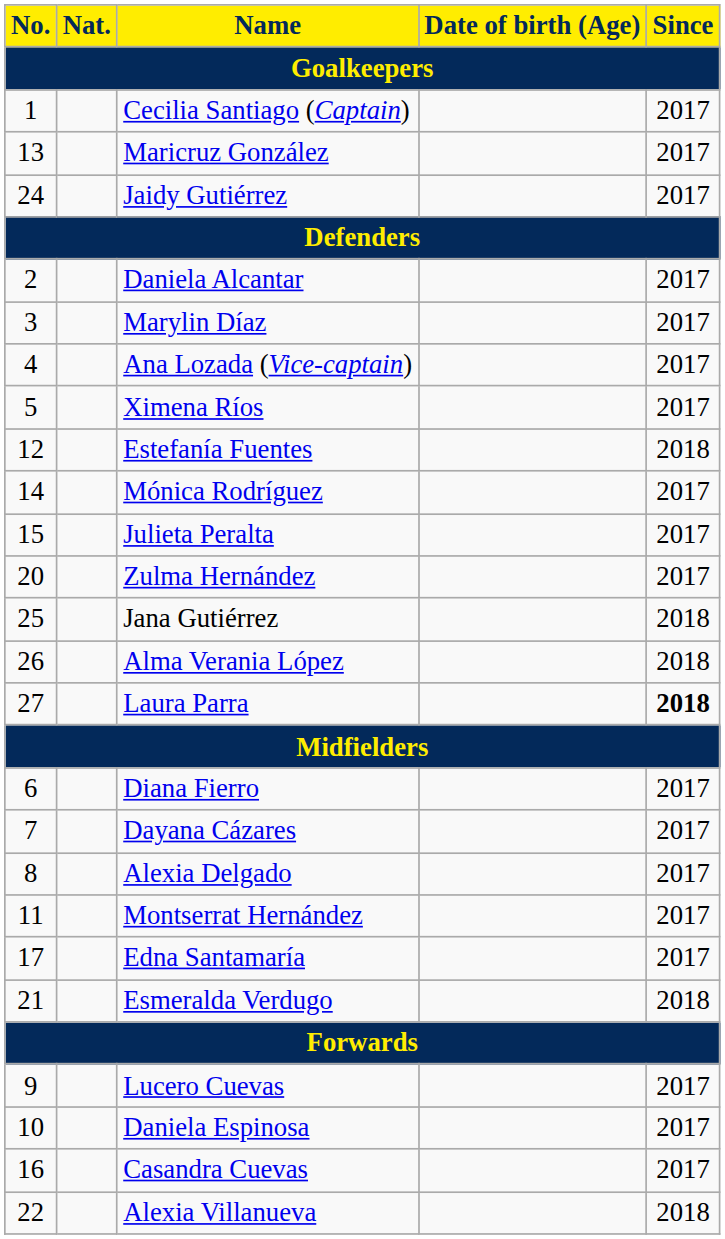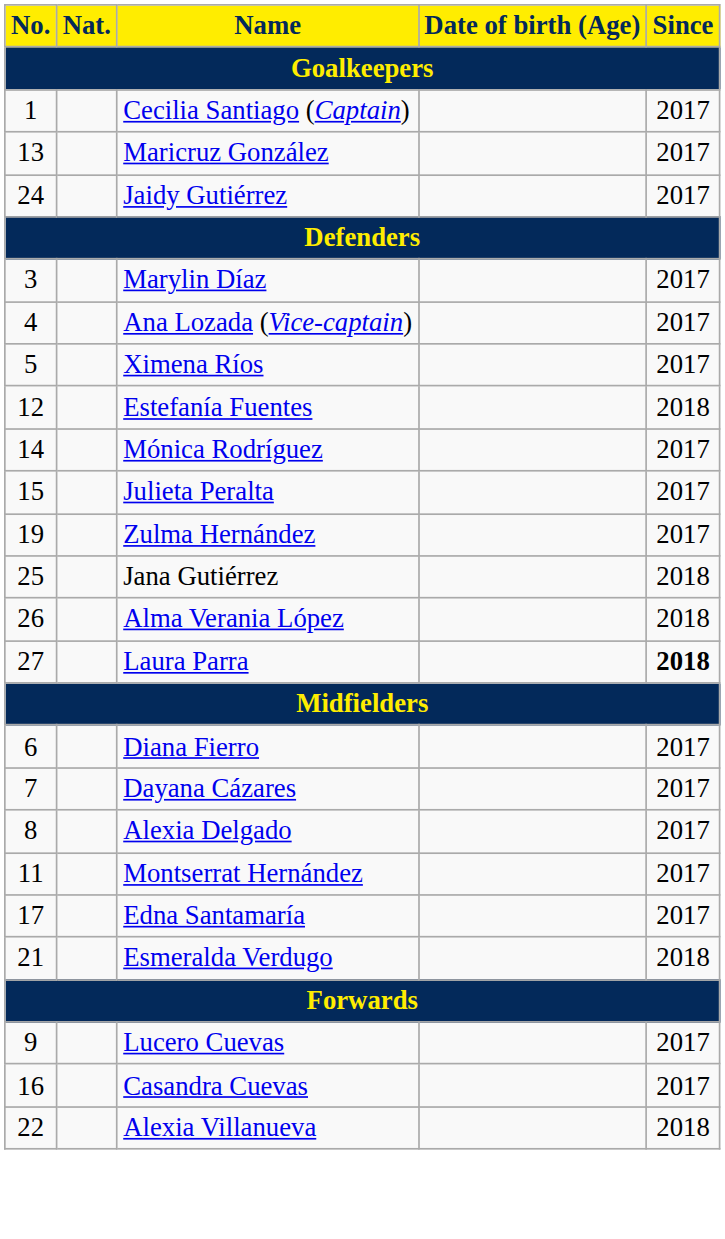- row: (213, 279)
(31, 576) 20 -> (31, 534) 19
- row: (216, 1127)
